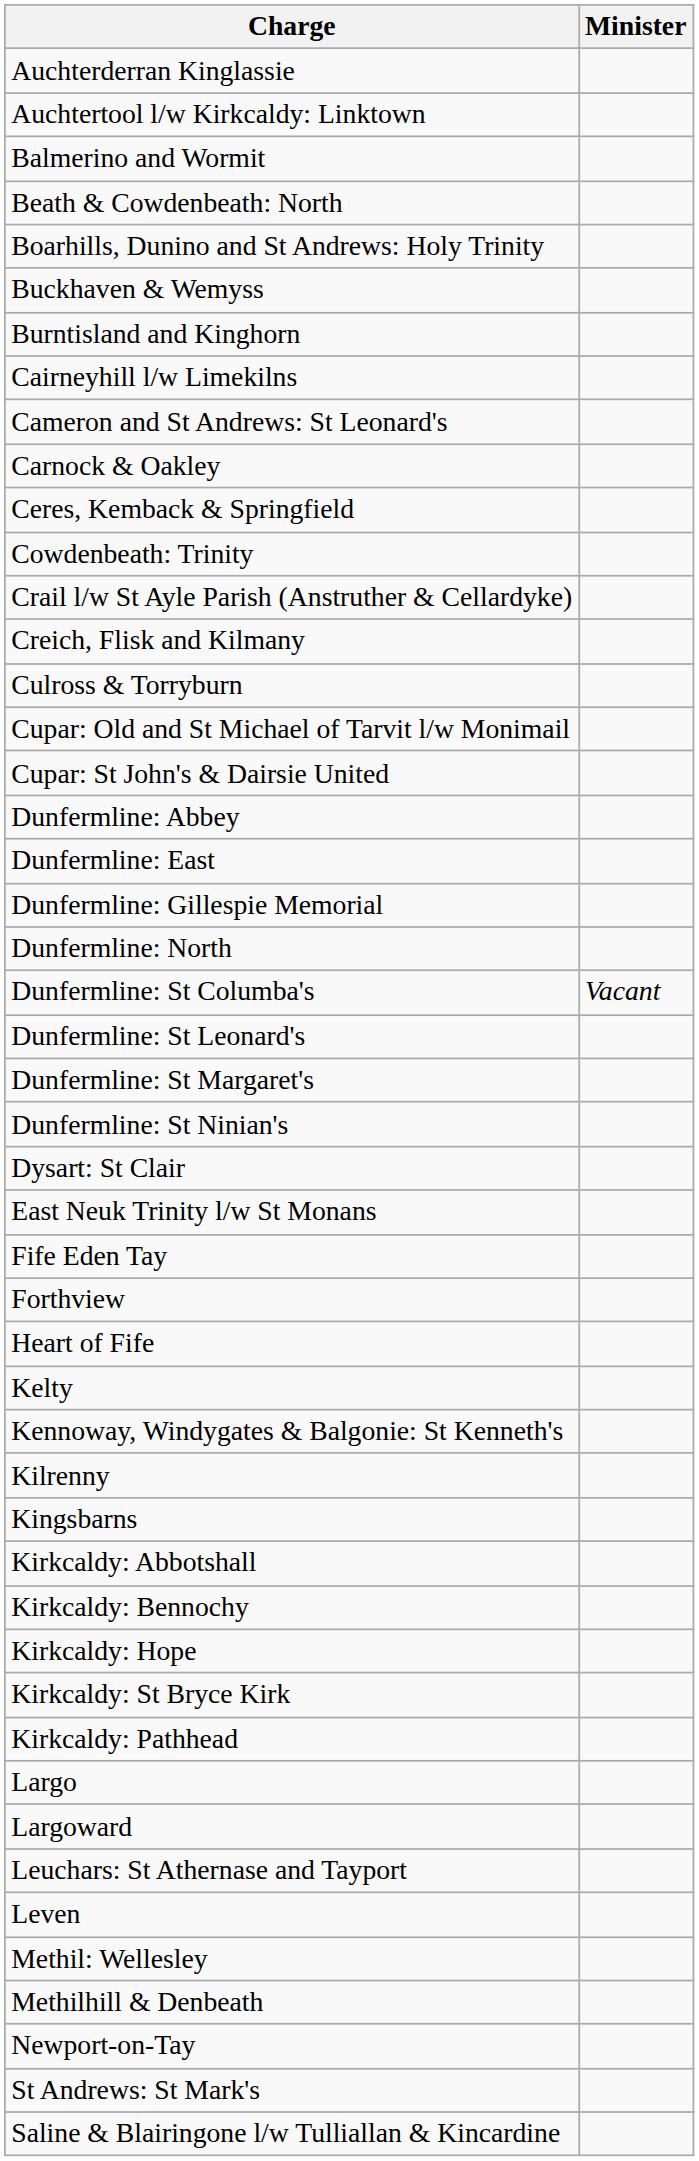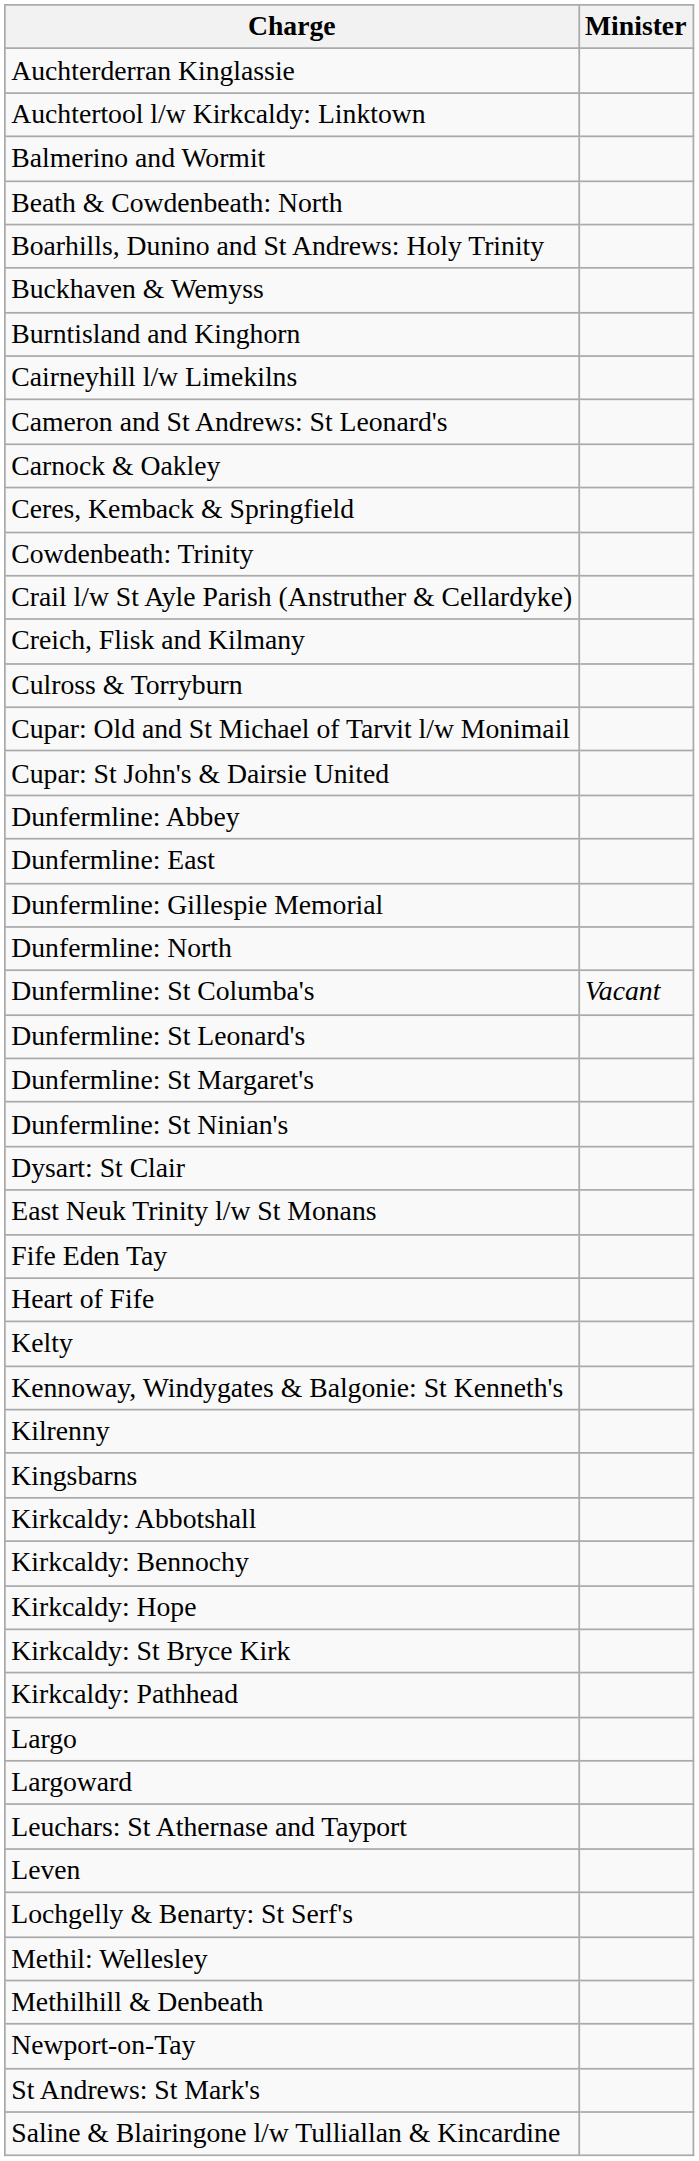- row: (68, 1299)
+ row: (182, 1914)
